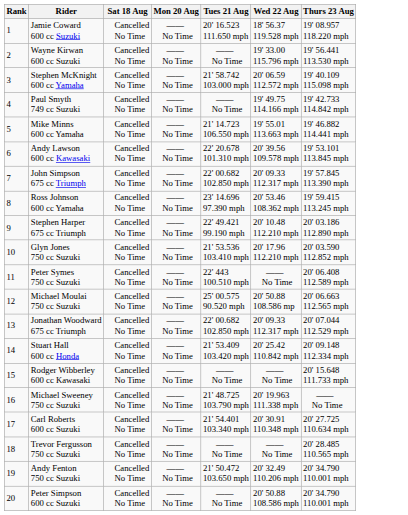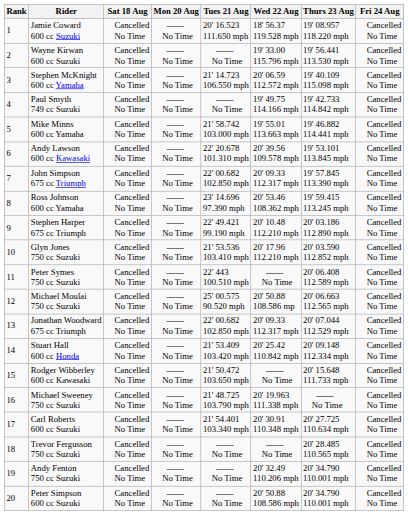+ column: (380, 11)
(226, 79) 21' 58.742 103.000 mph -> (226, 79) 21' 14.723 106.550 mph
(226, 129) 21' 14.723 106.550 mph -> (226, 129) 21' 58.742 103.000 mph
(223, 375) —— No Time -> (226, 375) 21' 50.472 103.650 mph
(226, 473) 21' 50.472 103.650 mph -> (223, 473) —— No Time
